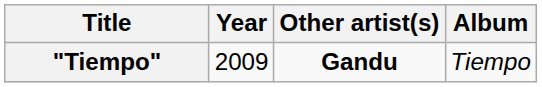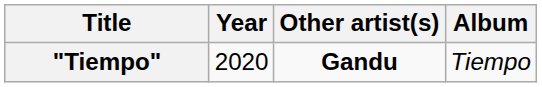(242, 61) 2009 -> (242, 61) 2020
